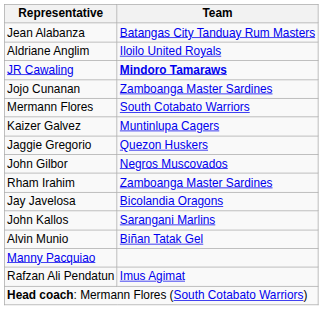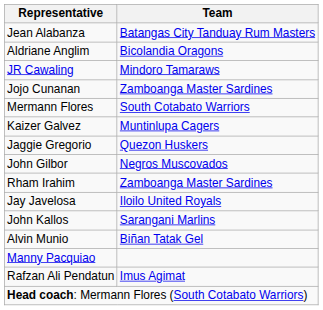(171, 51) Iloilo United Royals -> (172, 51) Bicolandia Oragons
(173, 70) bold -> (170, 70) normal
(172, 201) Bicolandia Oragons -> (171, 201) Iloilo United Royals
